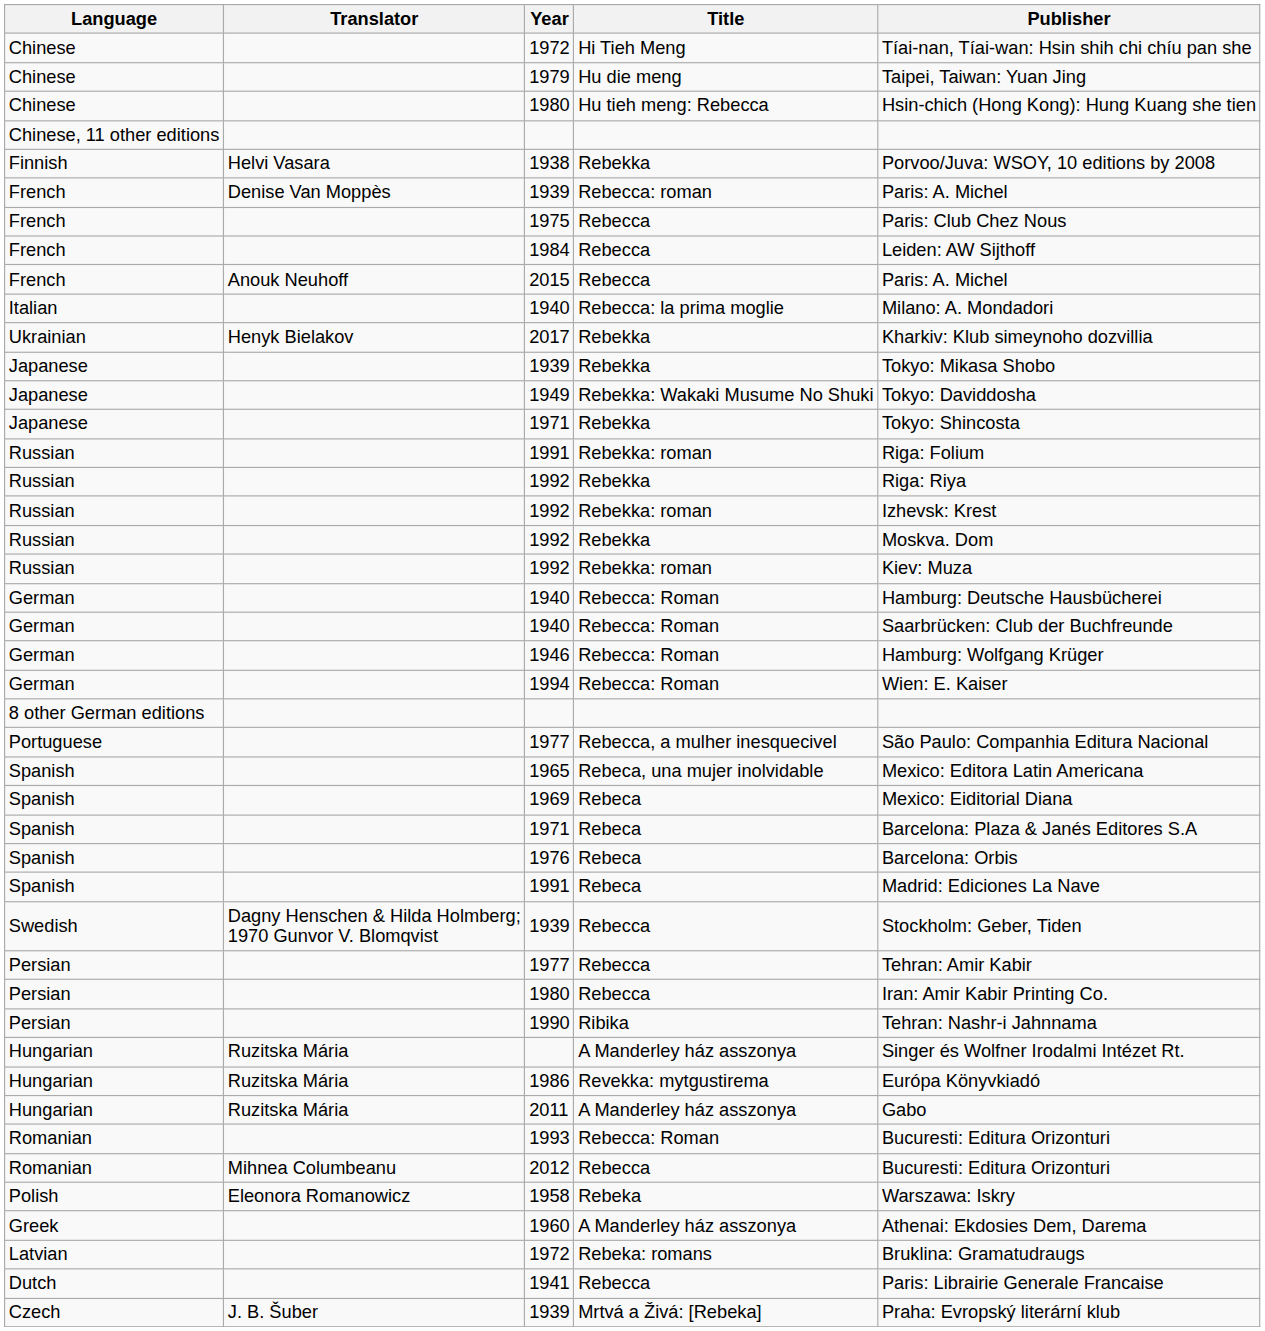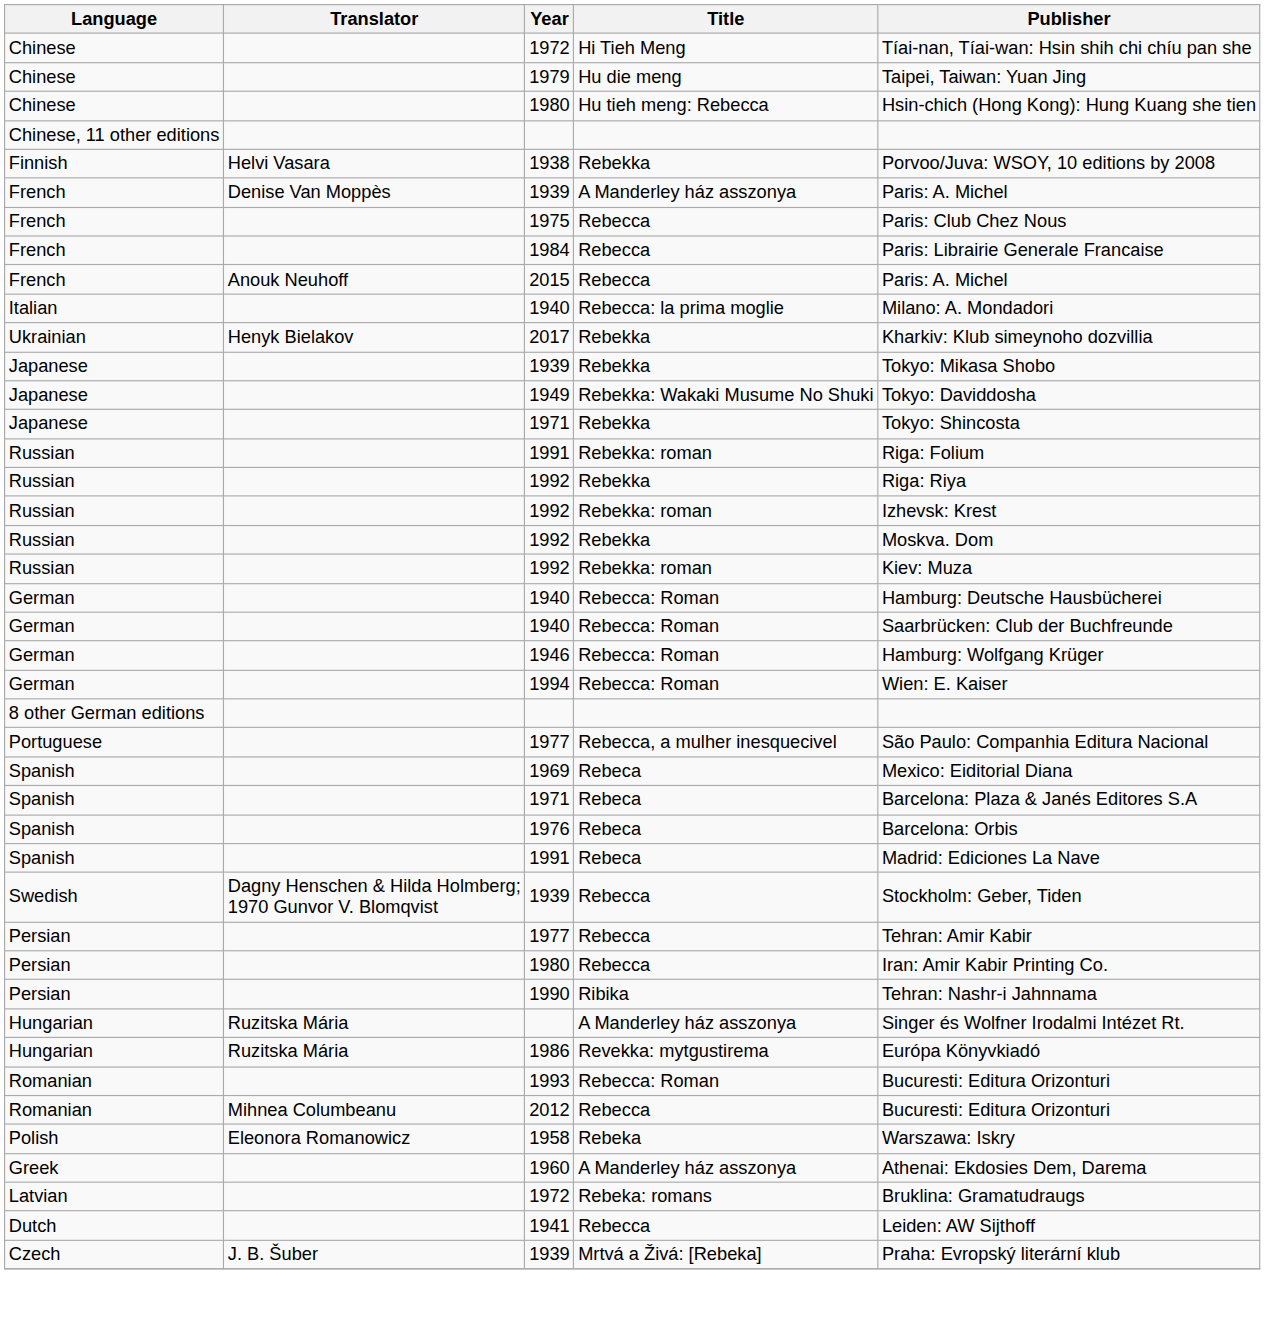(645, 192) Rebecca: roman -> (687, 192) A Manderley ház asszonya
(958, 250) Leiden: AW Sijthoff -> (1023, 250) Paris: Librairie Generale Francaise
- row: (42, 771)
- row: (51, 1109)
(1023, 1283) Paris: Librairie Generale Francaise -> (958, 1225) Leiden: AW Sijthoff
